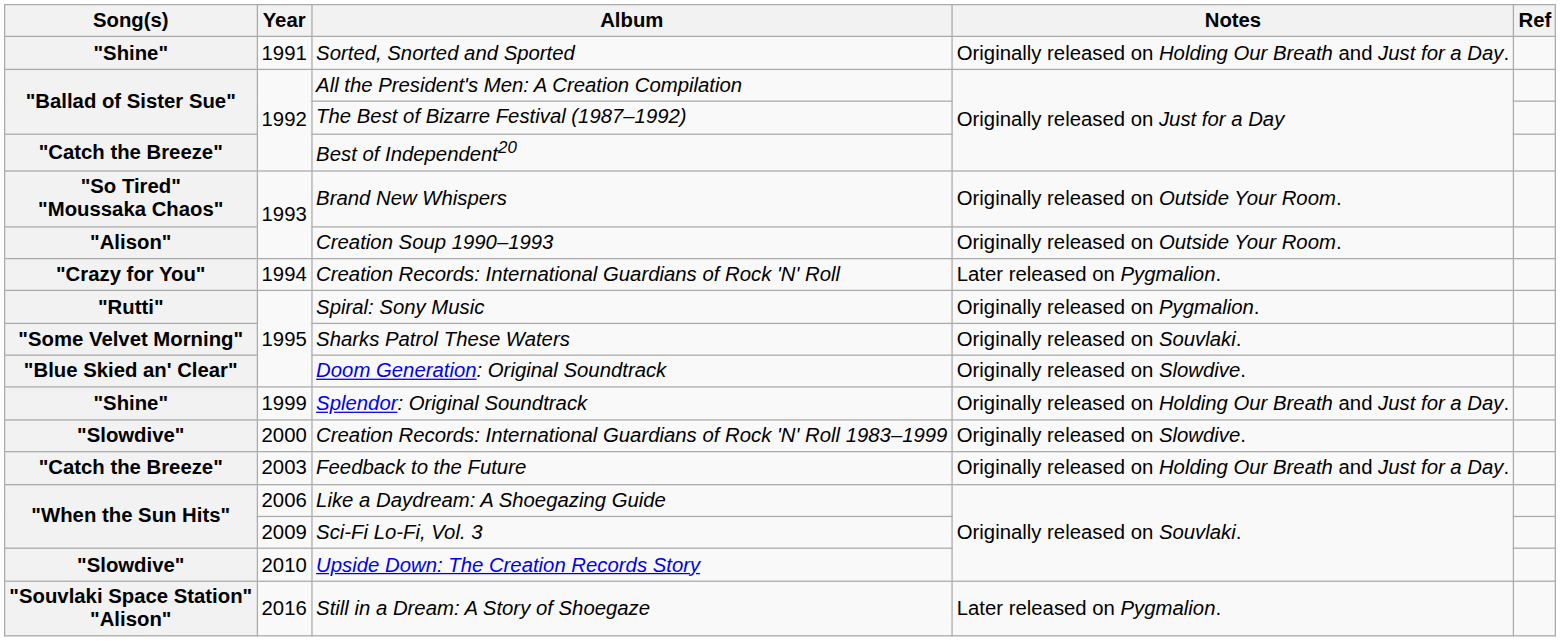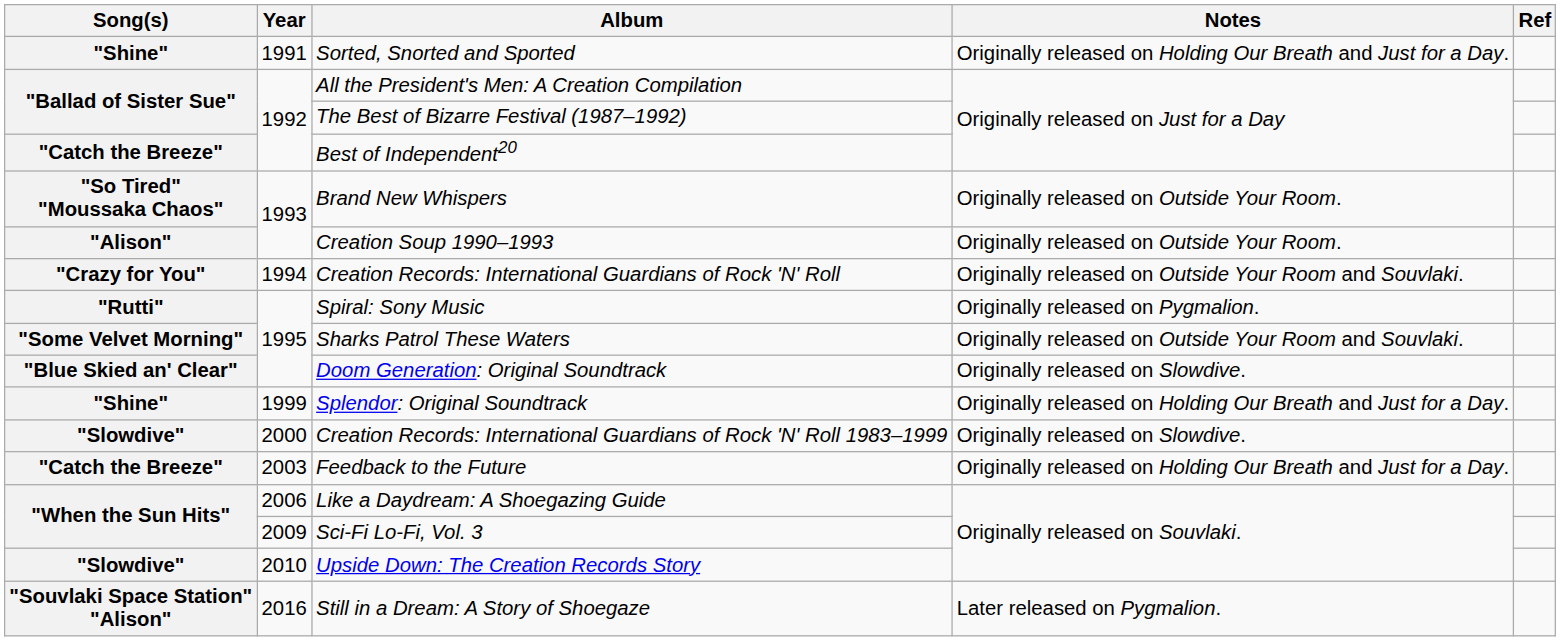(1089, 274) Later released on Pygmalion. -> (1210, 274) Originally released on Outside Your Room and Souvlaki.
(1099, 339) Originally released on Souvlaki. -> (1210, 339) Originally released on Outside Your Room and Souvlaki.
